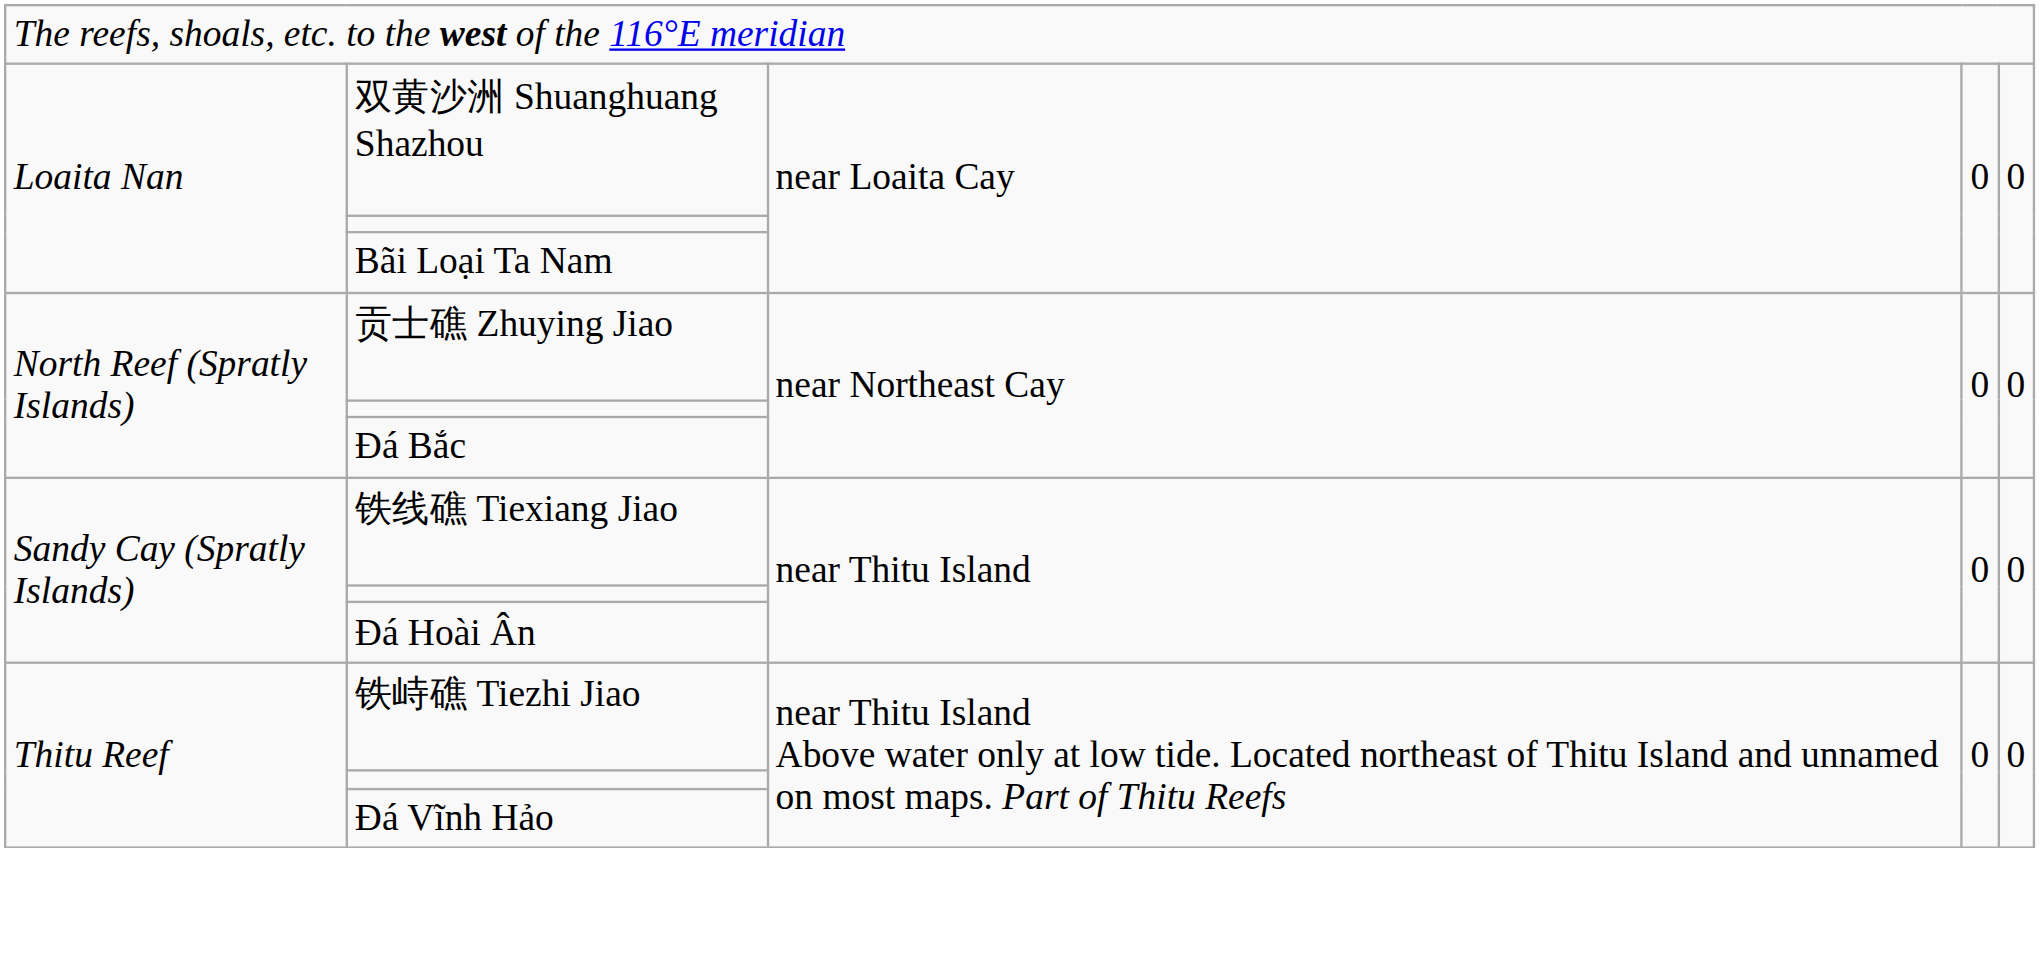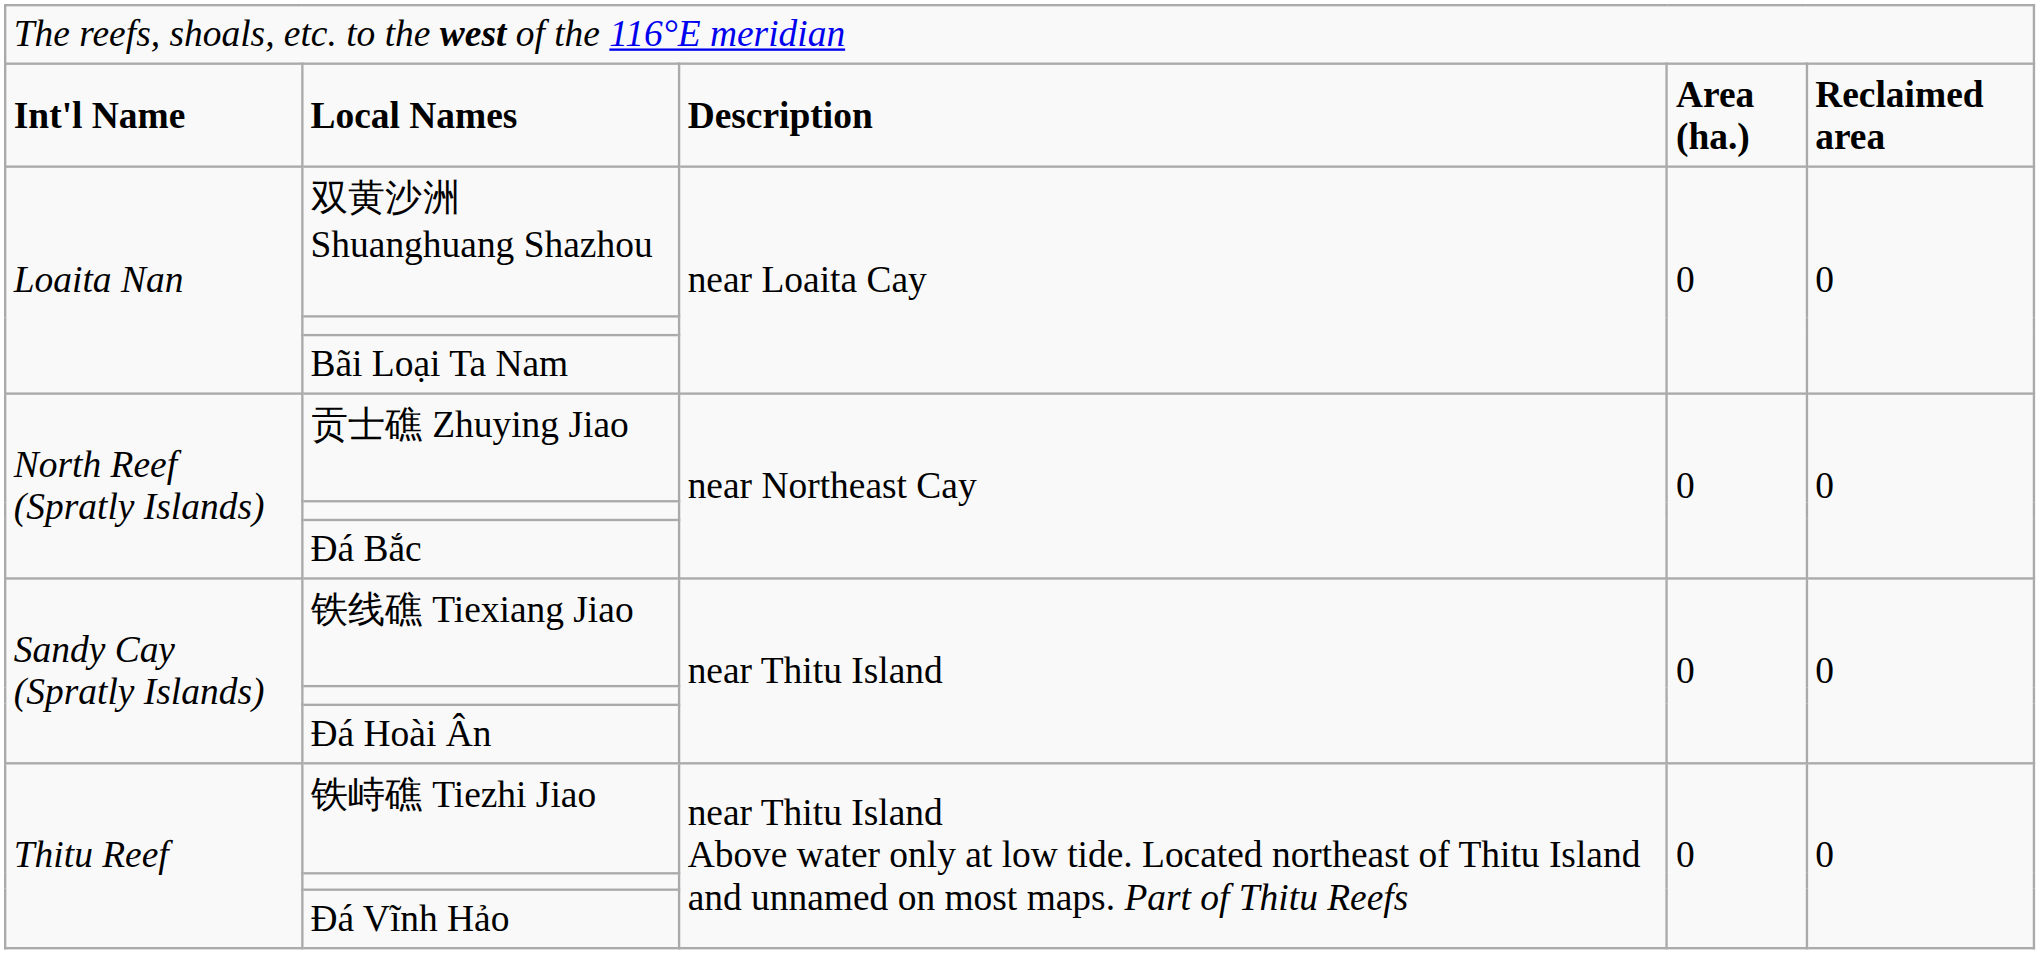+ row: (100, 114)
